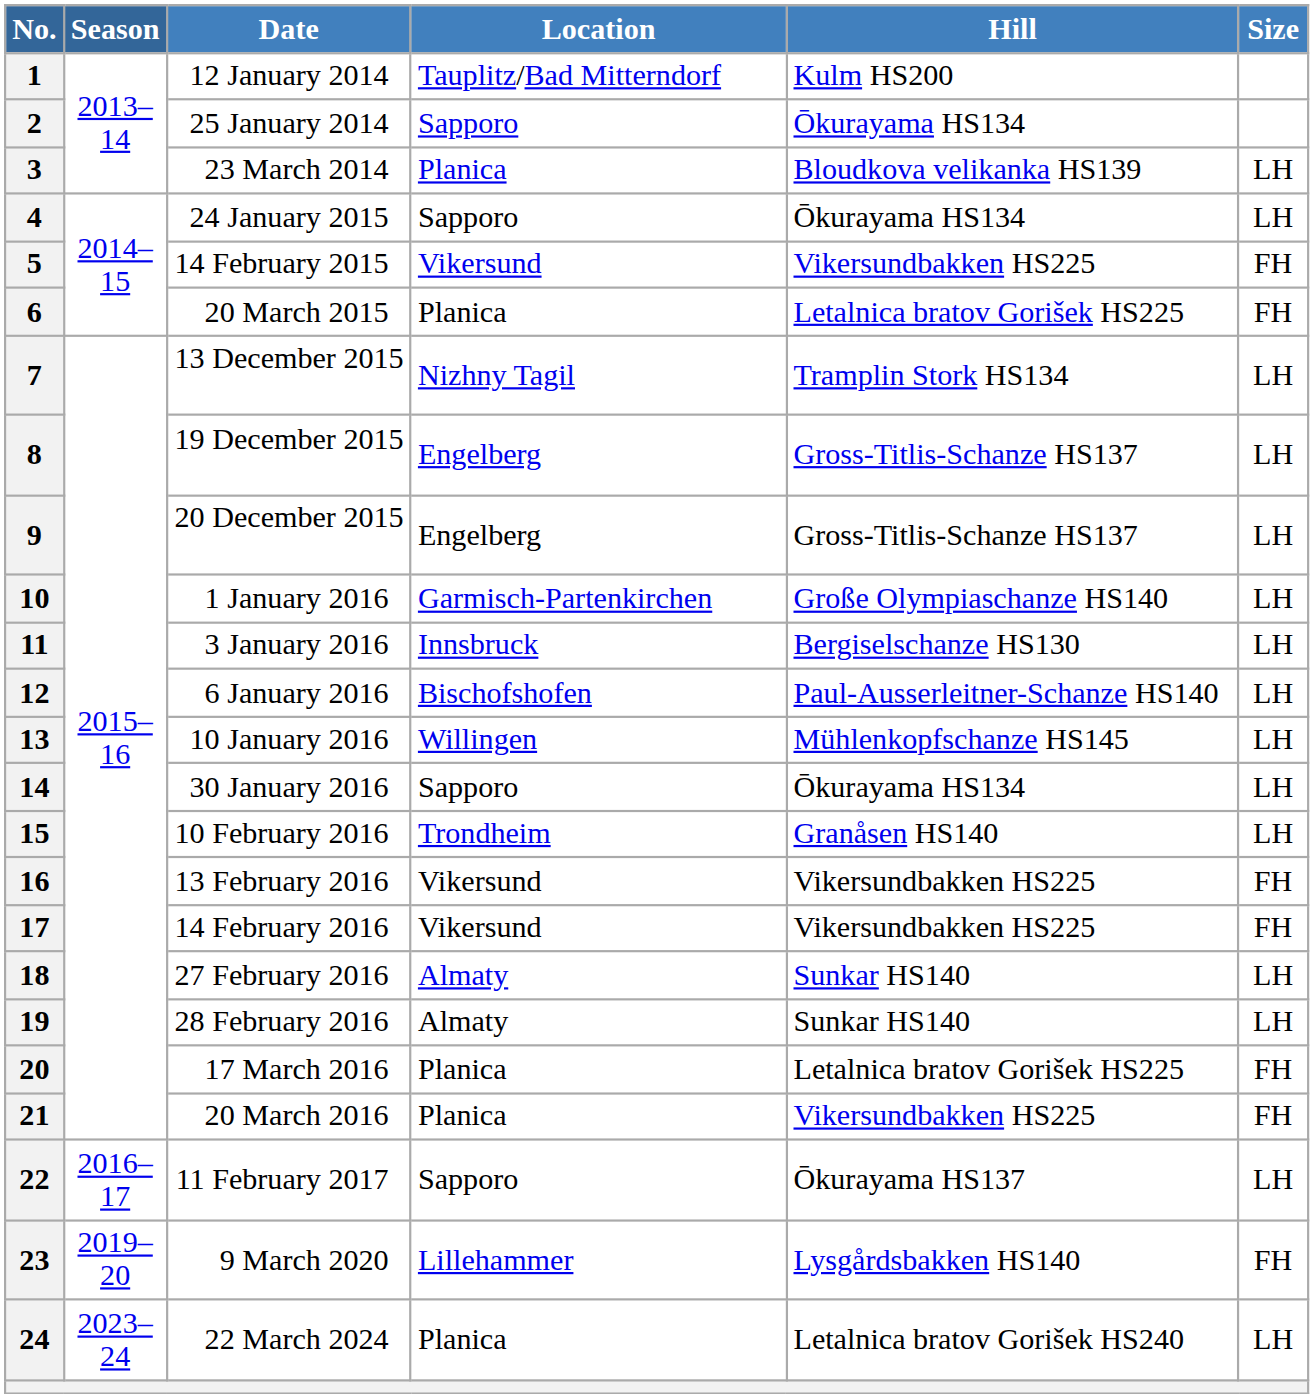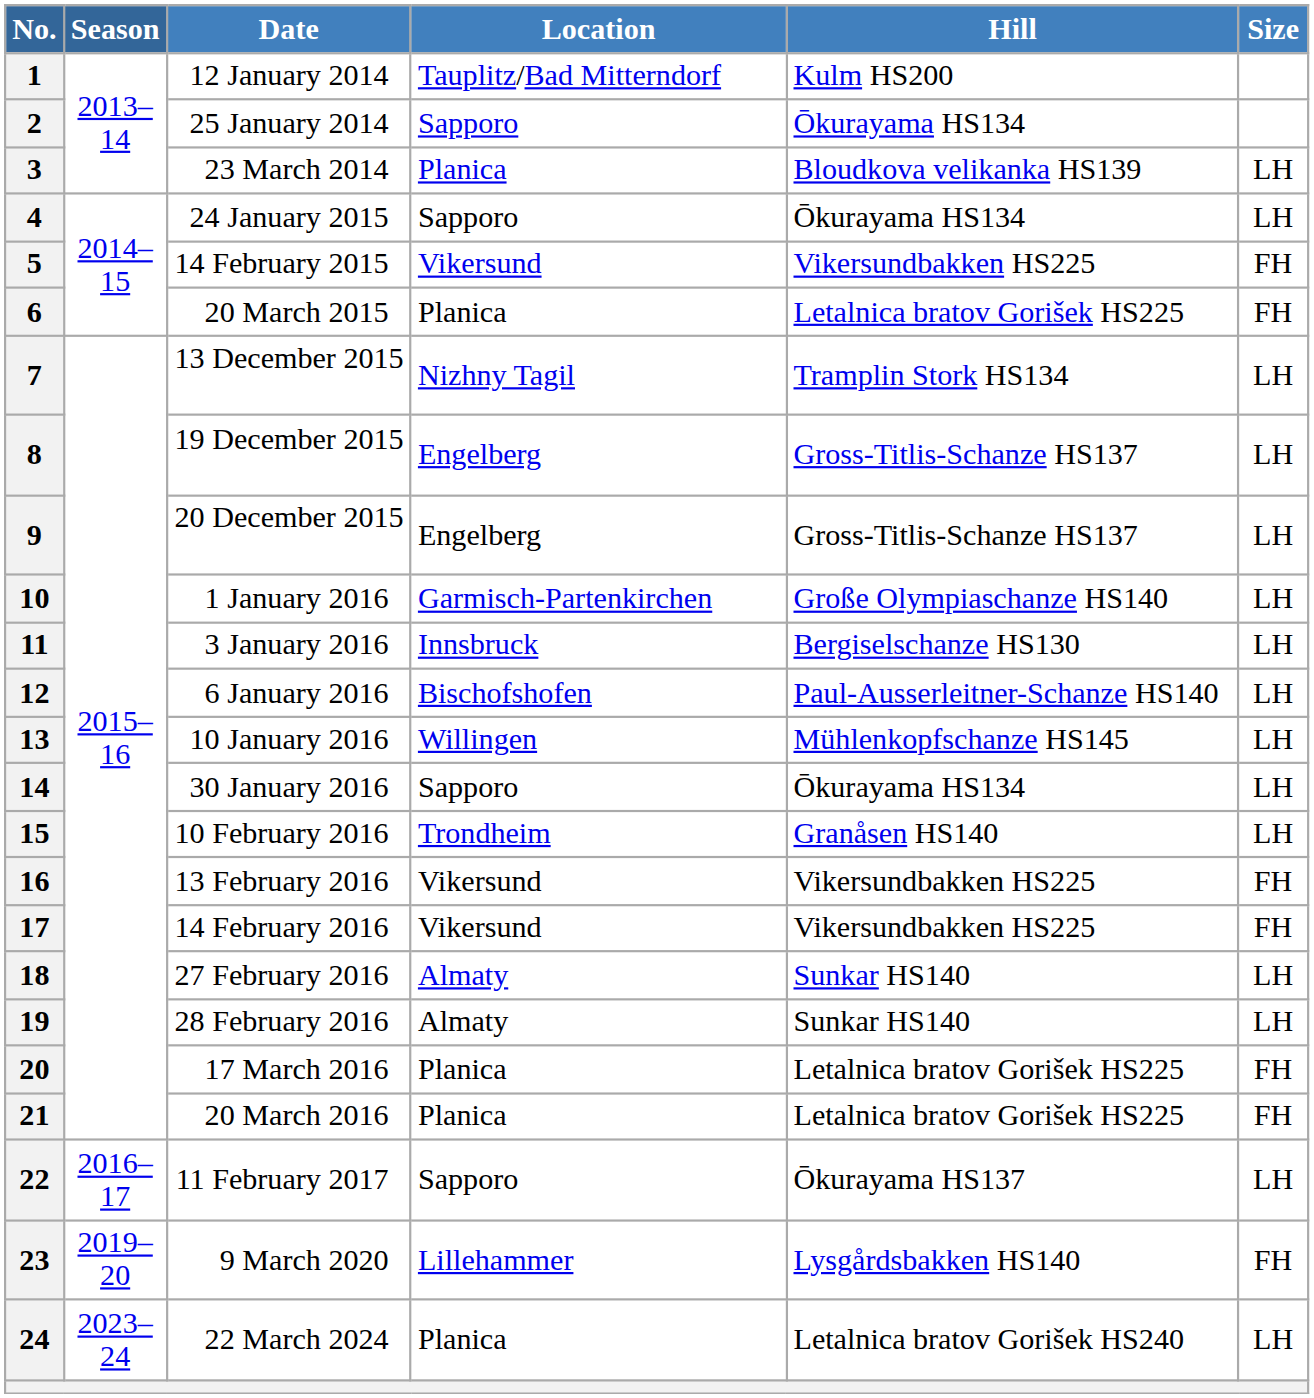(944, 1116) Vikersundbakken HS225 -> (989, 1116) Letalnica bratov Gorišek HS225
